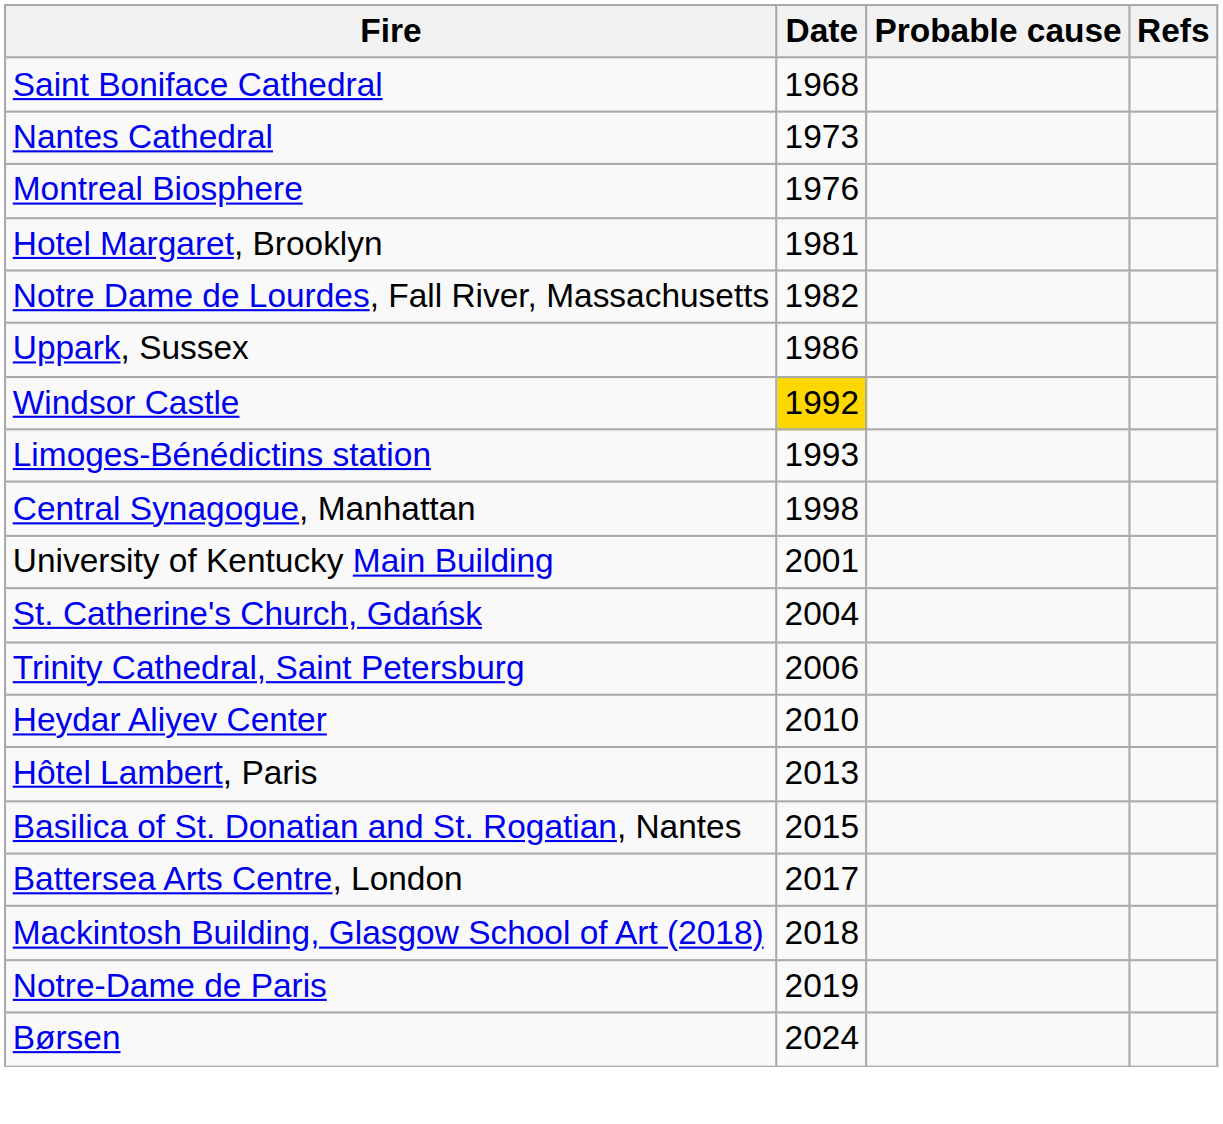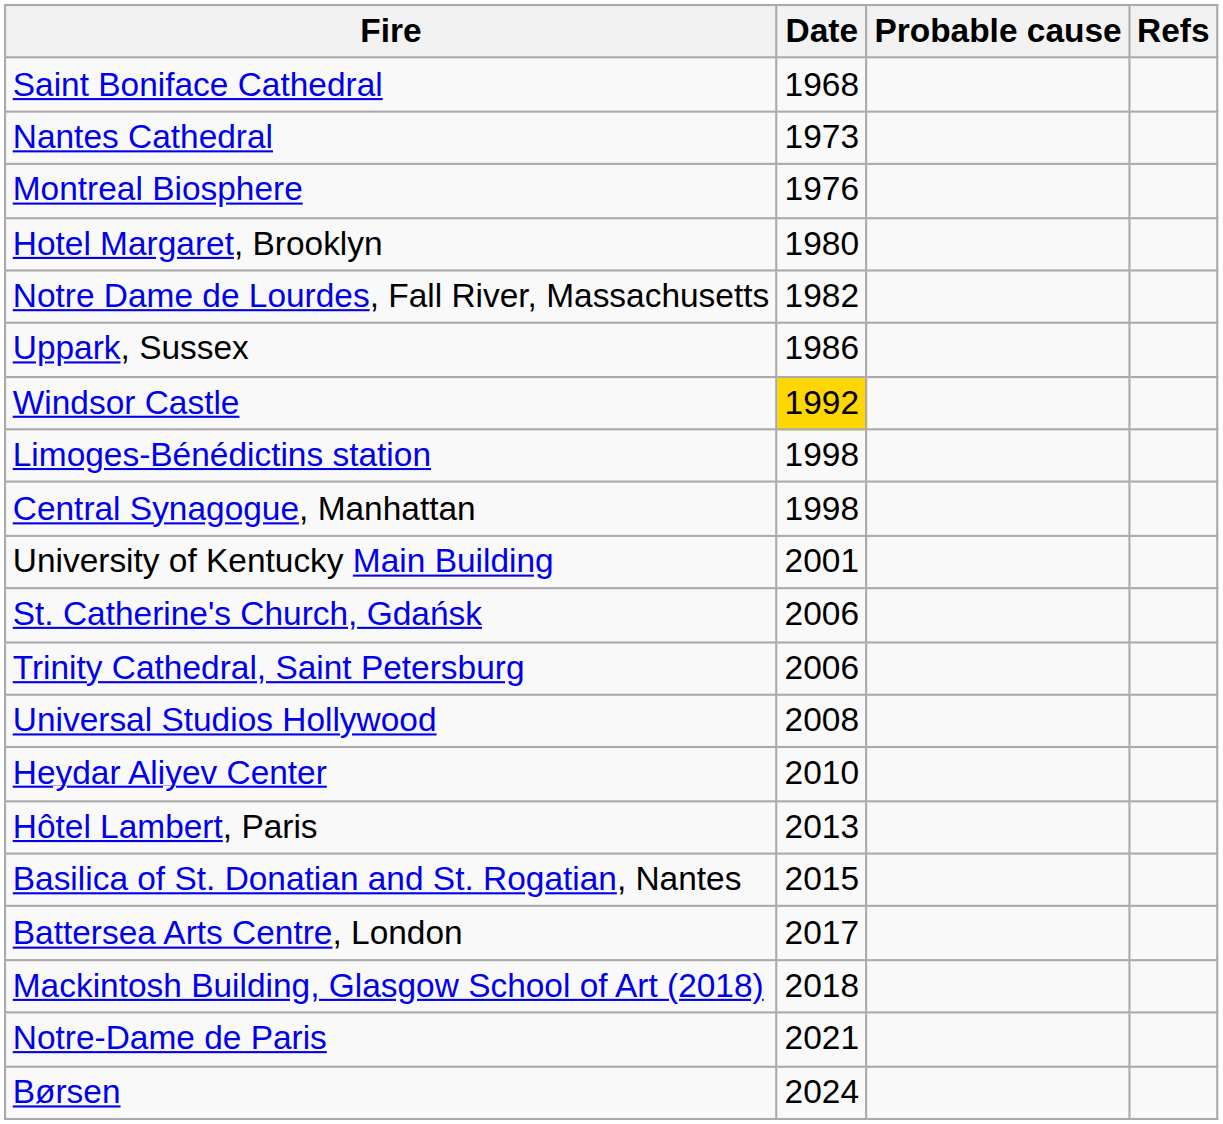(822, 243) 1981 -> (822, 243) 1980
(822, 455) 1993 -> (822, 455) 1998
(822, 614) 2004 -> (822, 614) 2006
+ row: (225, 720)
(822, 985) 2019 -> (822, 1038) 2021
